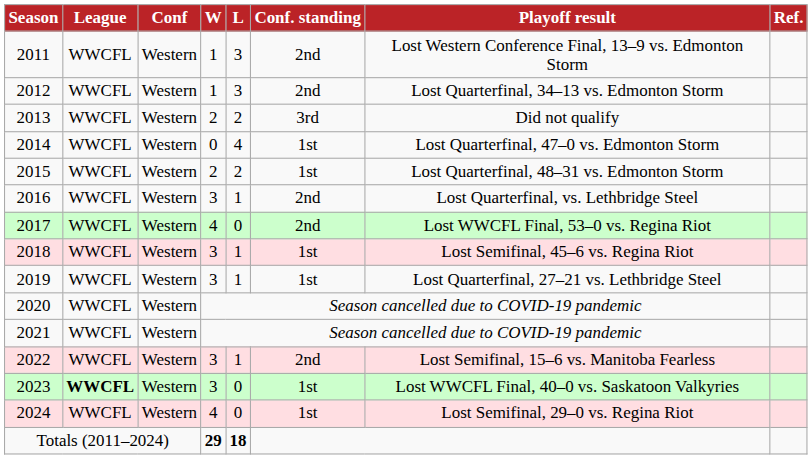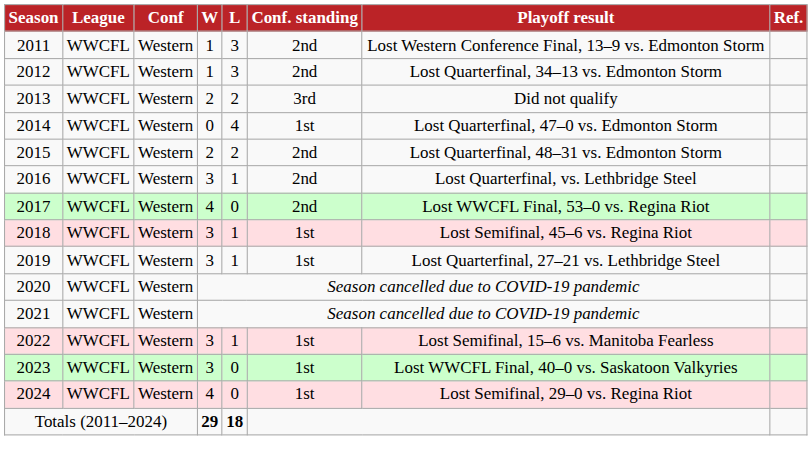(308, 171) 1st -> (305, 152) 2nd
(308, 359) 2nd -> (305, 340) 1st
(100, 386) bold -> (98, 367) normal
